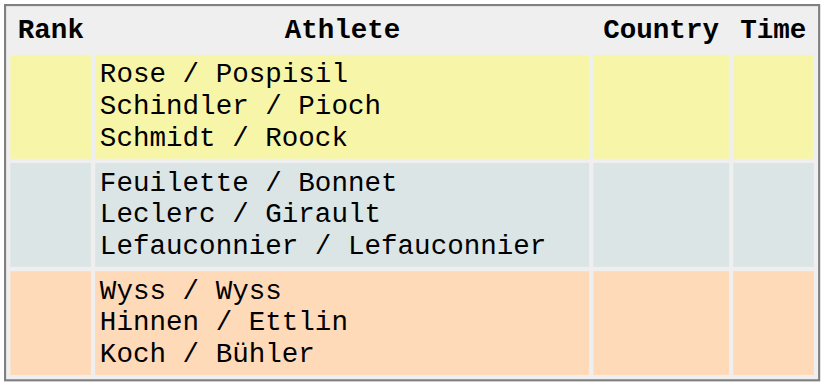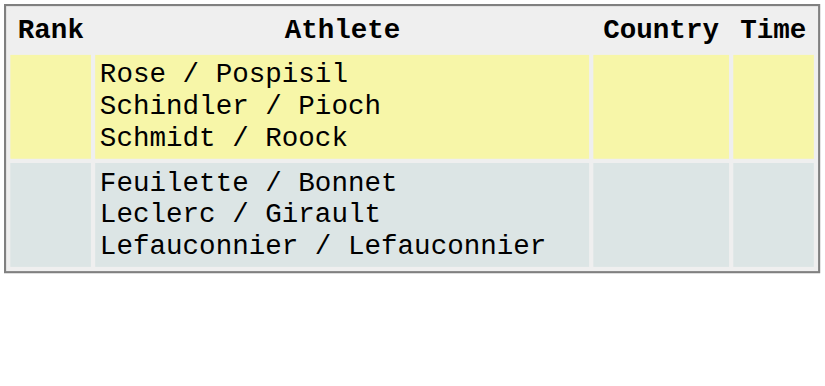- row: (224, 323)
